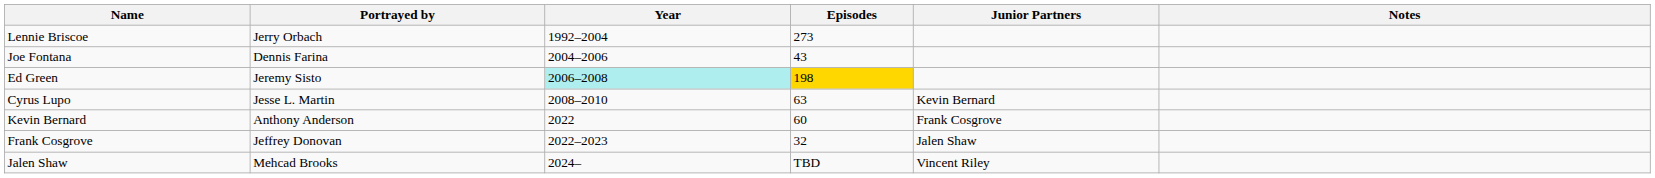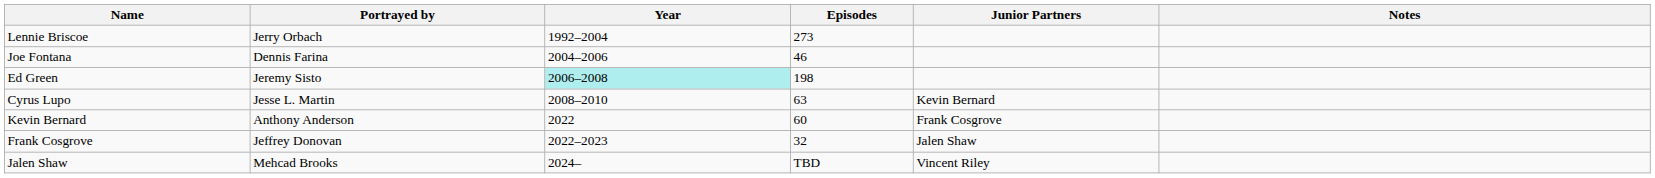(800, 57) 43 -> (800, 57) 46
(804, 78) gold background -> (804, 78) no background
